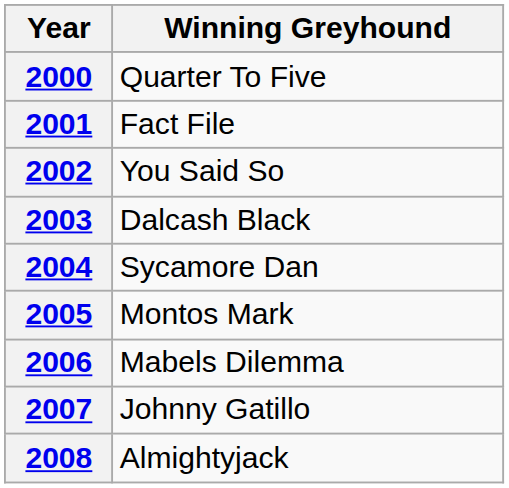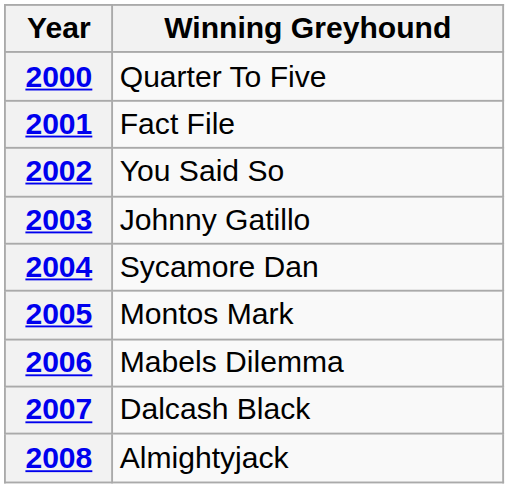(215, 219) Dalcash Black -> (215, 219) Johnny Gatillo
(215, 409) Johnny Gatillo -> (215, 409) Dalcash Black
